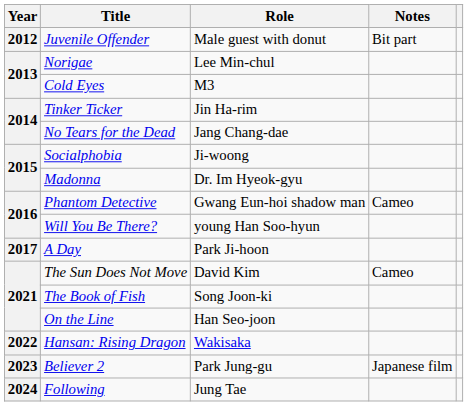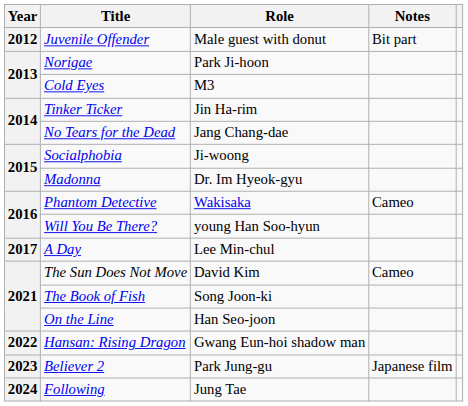(234, 62) Lee Min-chul -> (231, 62) Park Ji-hoon
(280, 202) Gwang Eun-hoi shadow man -> (222, 202) Wakisaka
(231, 249) Park Ji-hoon -> (234, 249) Lee Min-chul
(222, 343) Wakisaka -> (280, 343) Gwang Eun-hoi shadow man
